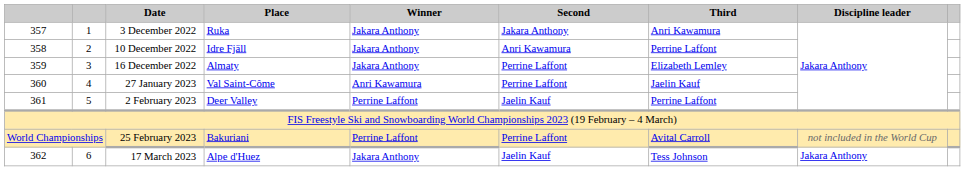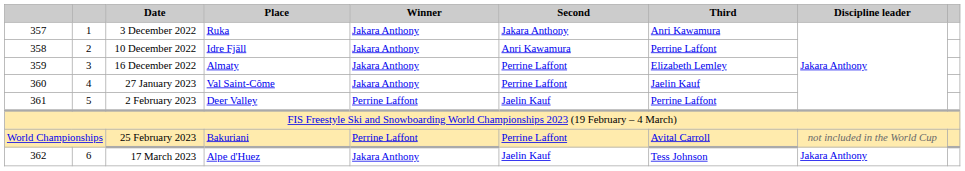(387, 83) Anri Kawamura -> (386, 83) Jakara Anthony
